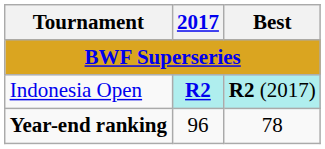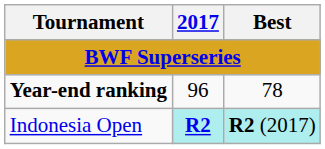rows swapped: (76, 91) <-> (88, 126)
